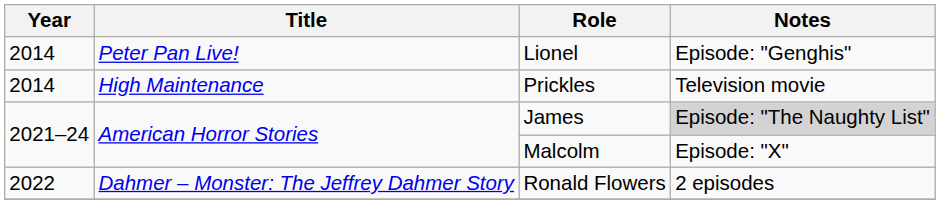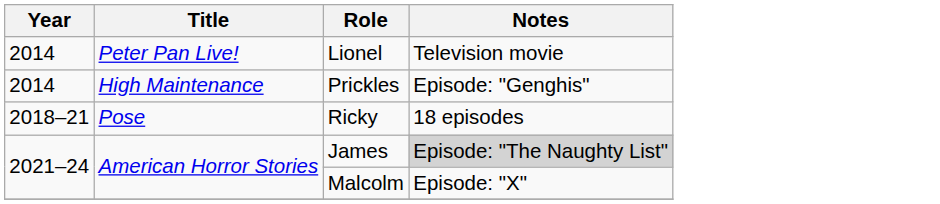(763, 53) Episode: "Genghis" -> (488, 53) Television movie
(750, 85) Television movie -> (501, 85) Episode: "Genghis"
+ row: (353, 118)
- row: (595, 183)
